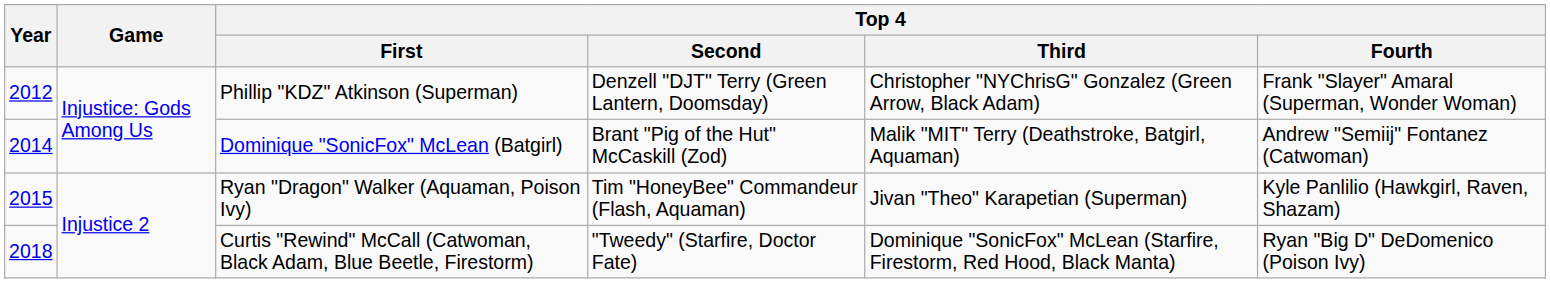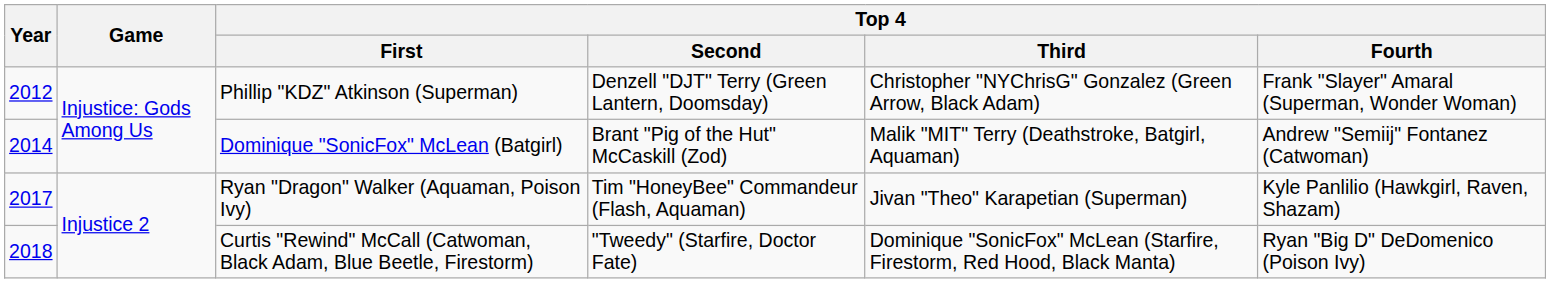(31, 198) 2015 -> (31, 198) 2017
